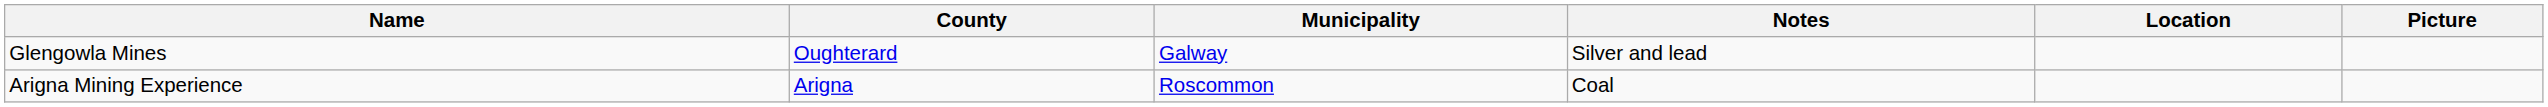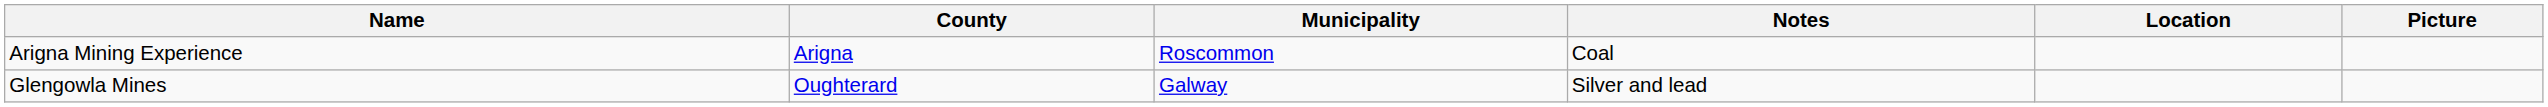rows swapped: (88, 53) <-> (126, 85)
